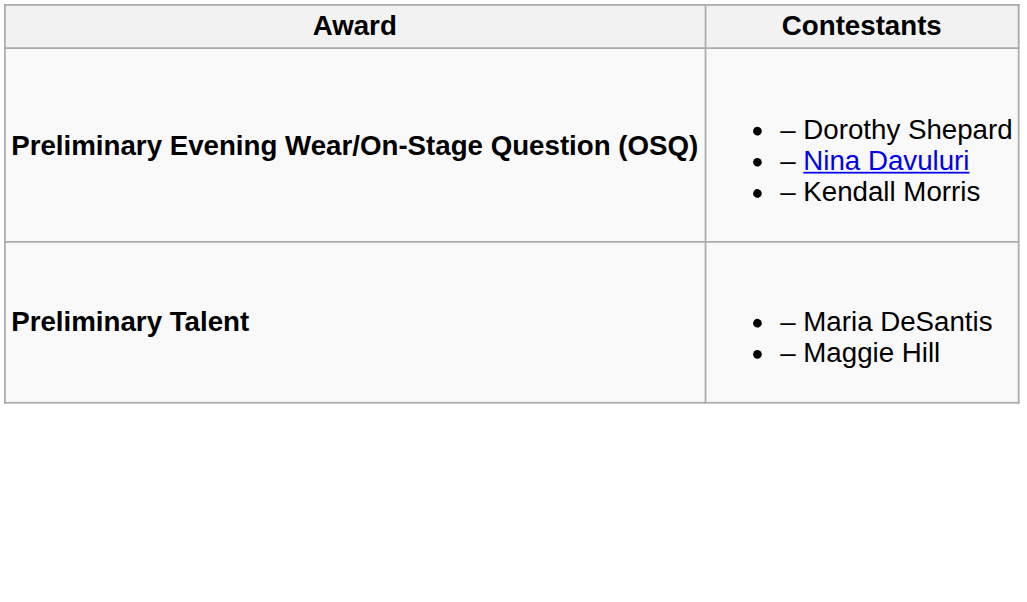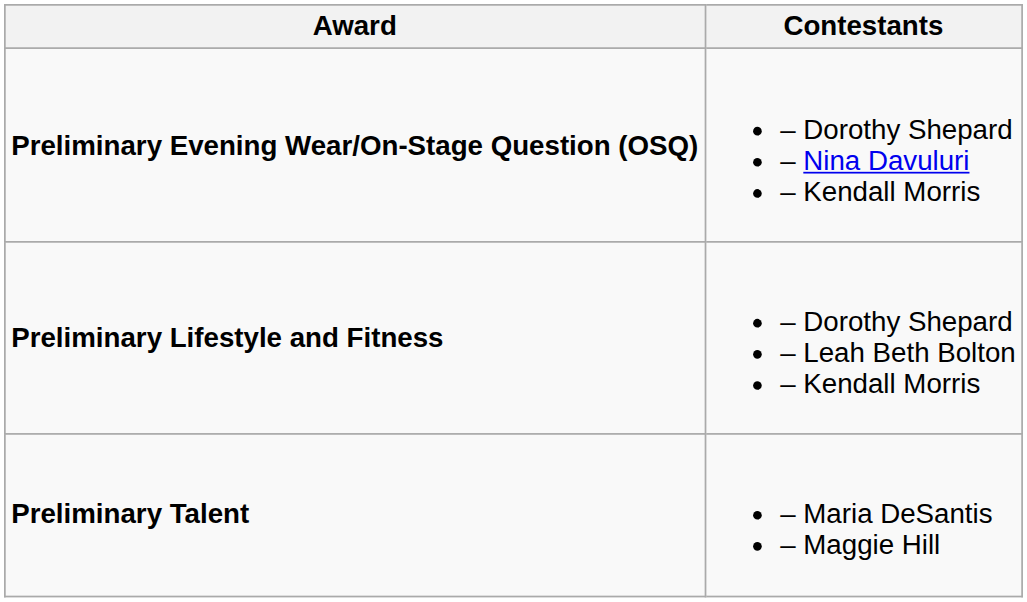+ row: (227, 337)
